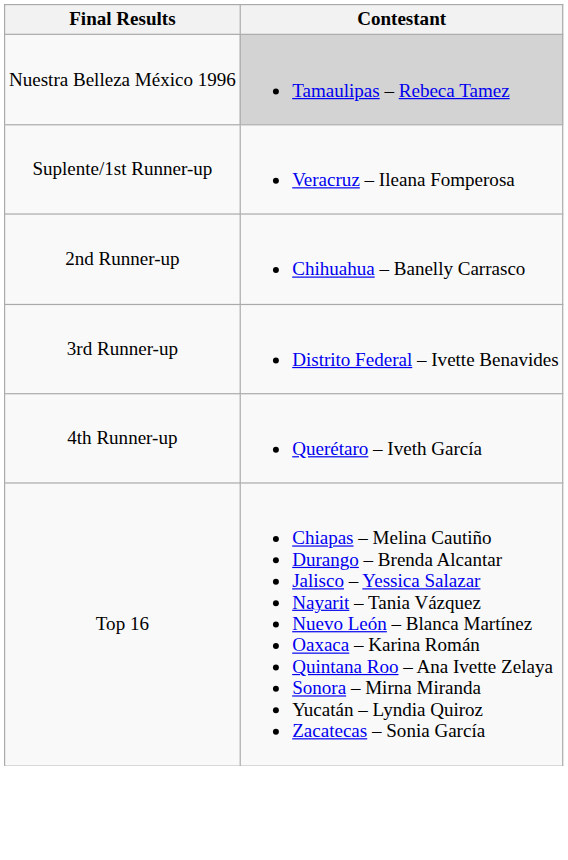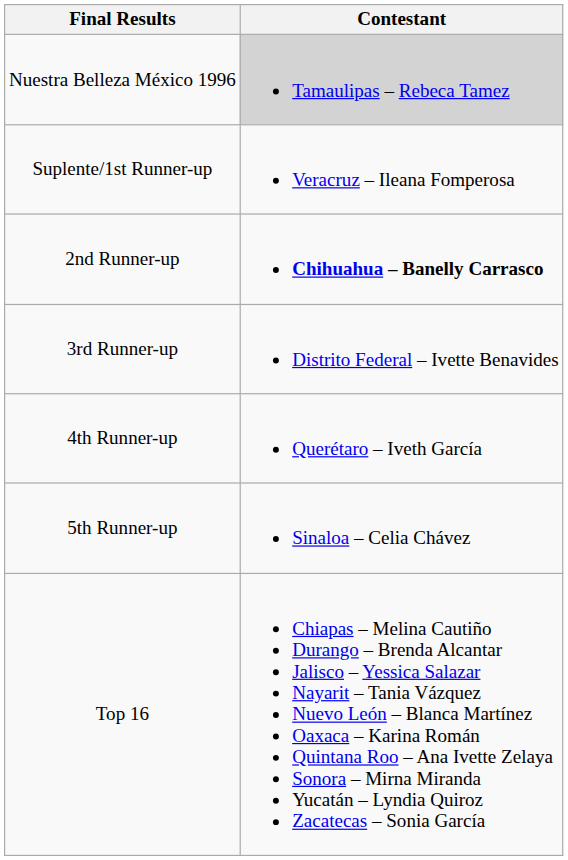(402, 270) normal -> (402, 270) bold
+ row: (122, 528)
